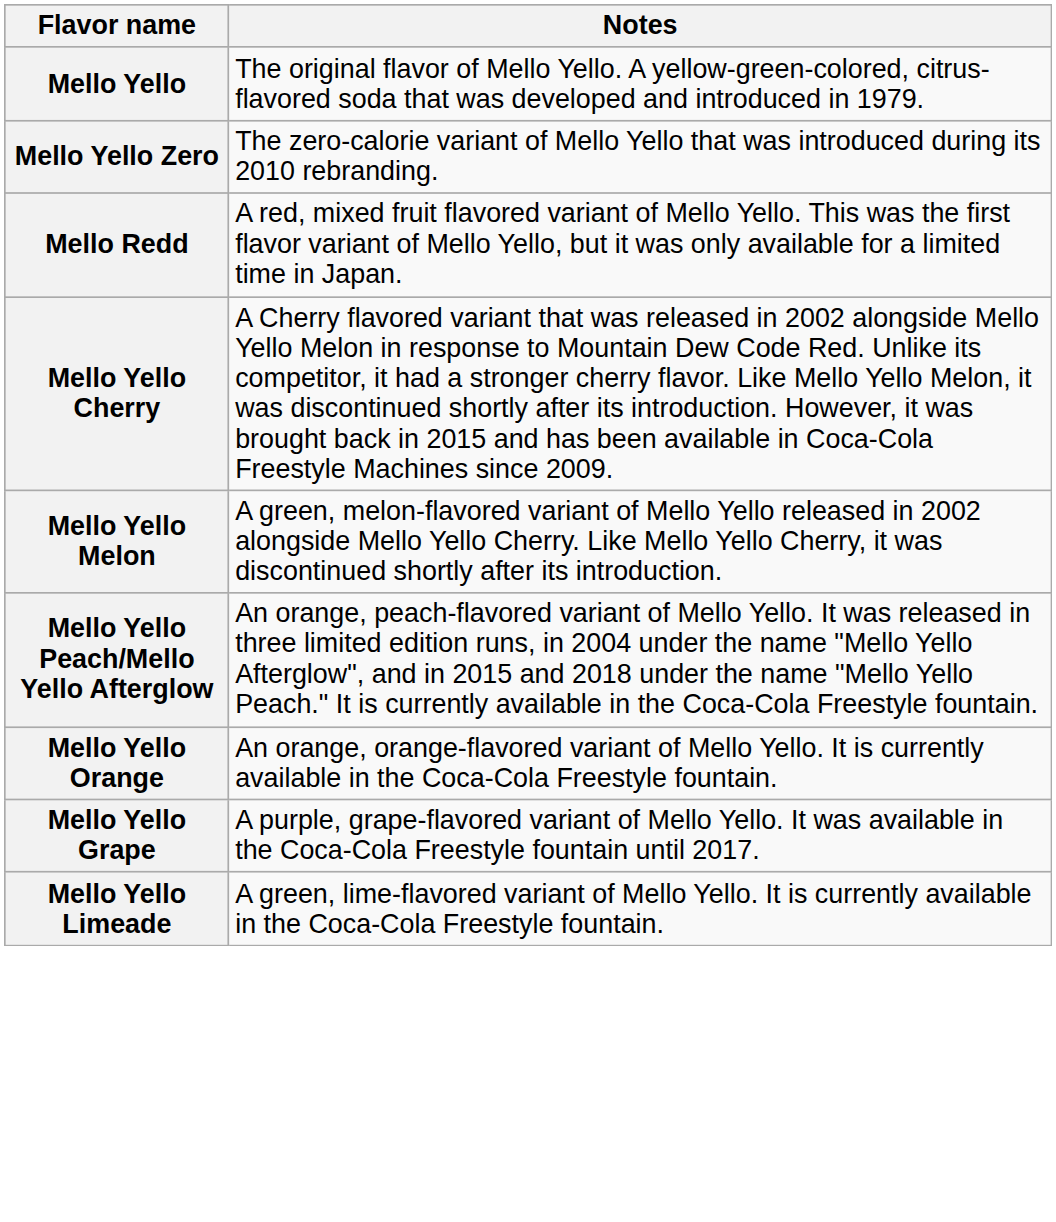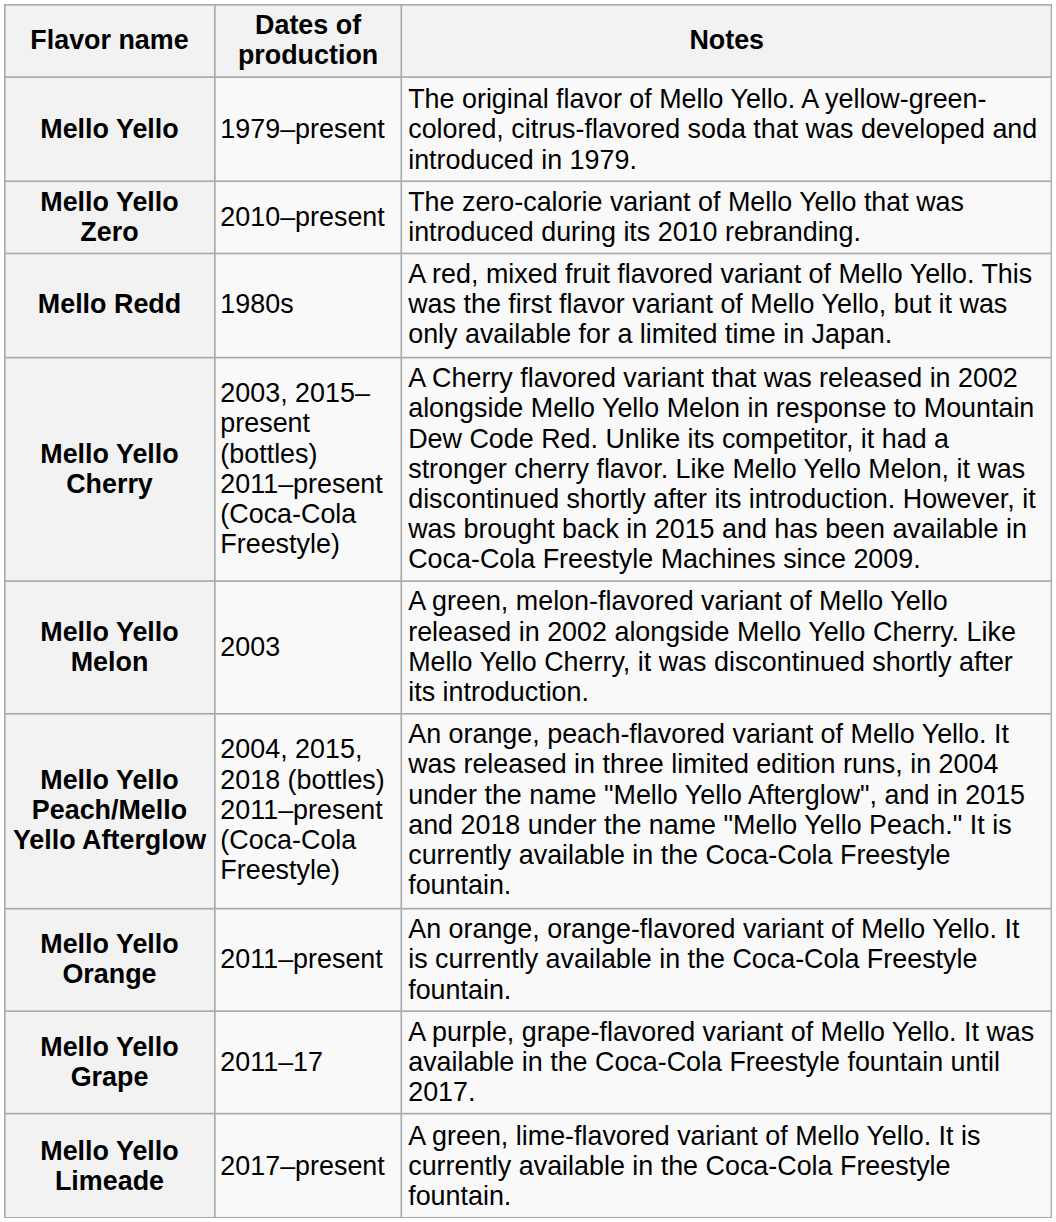+ column: (308, 40)
